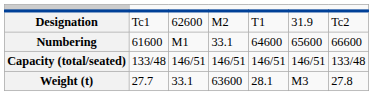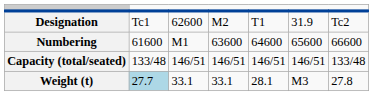(222, 41) 33.1 -> (227, 41) 63600
(142, 80) no background -> (142, 80) lightblue background
(227, 80) 63600 -> (222, 80) 33.1
